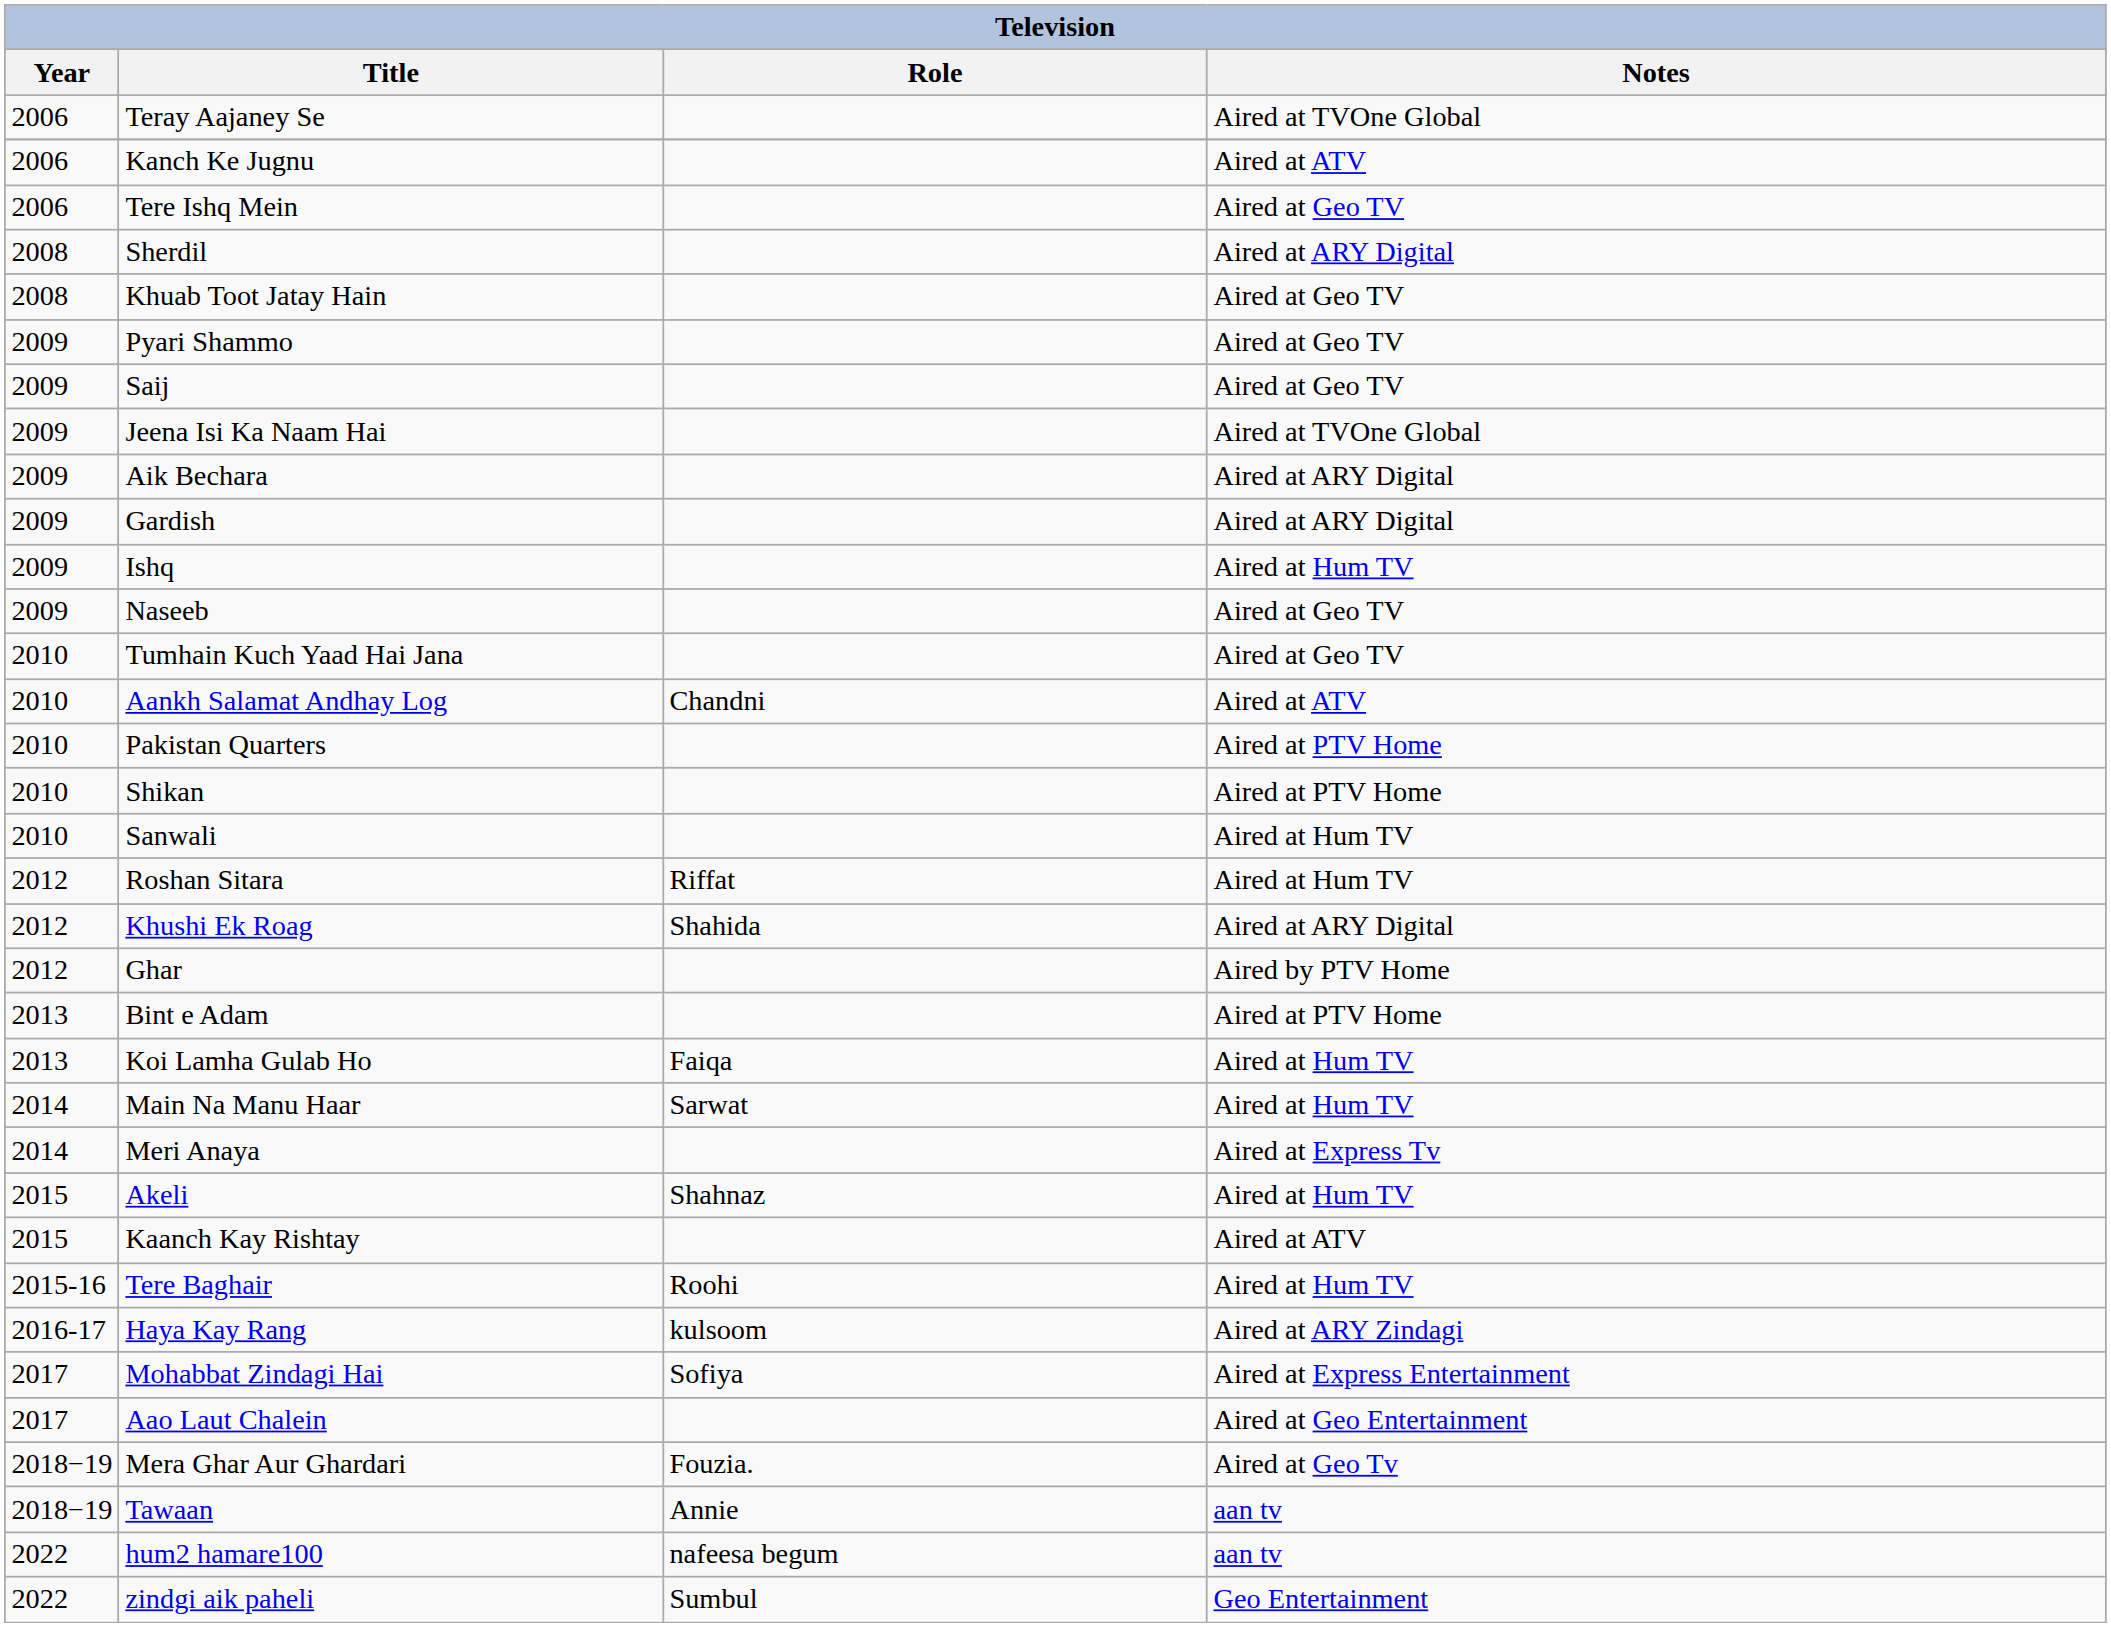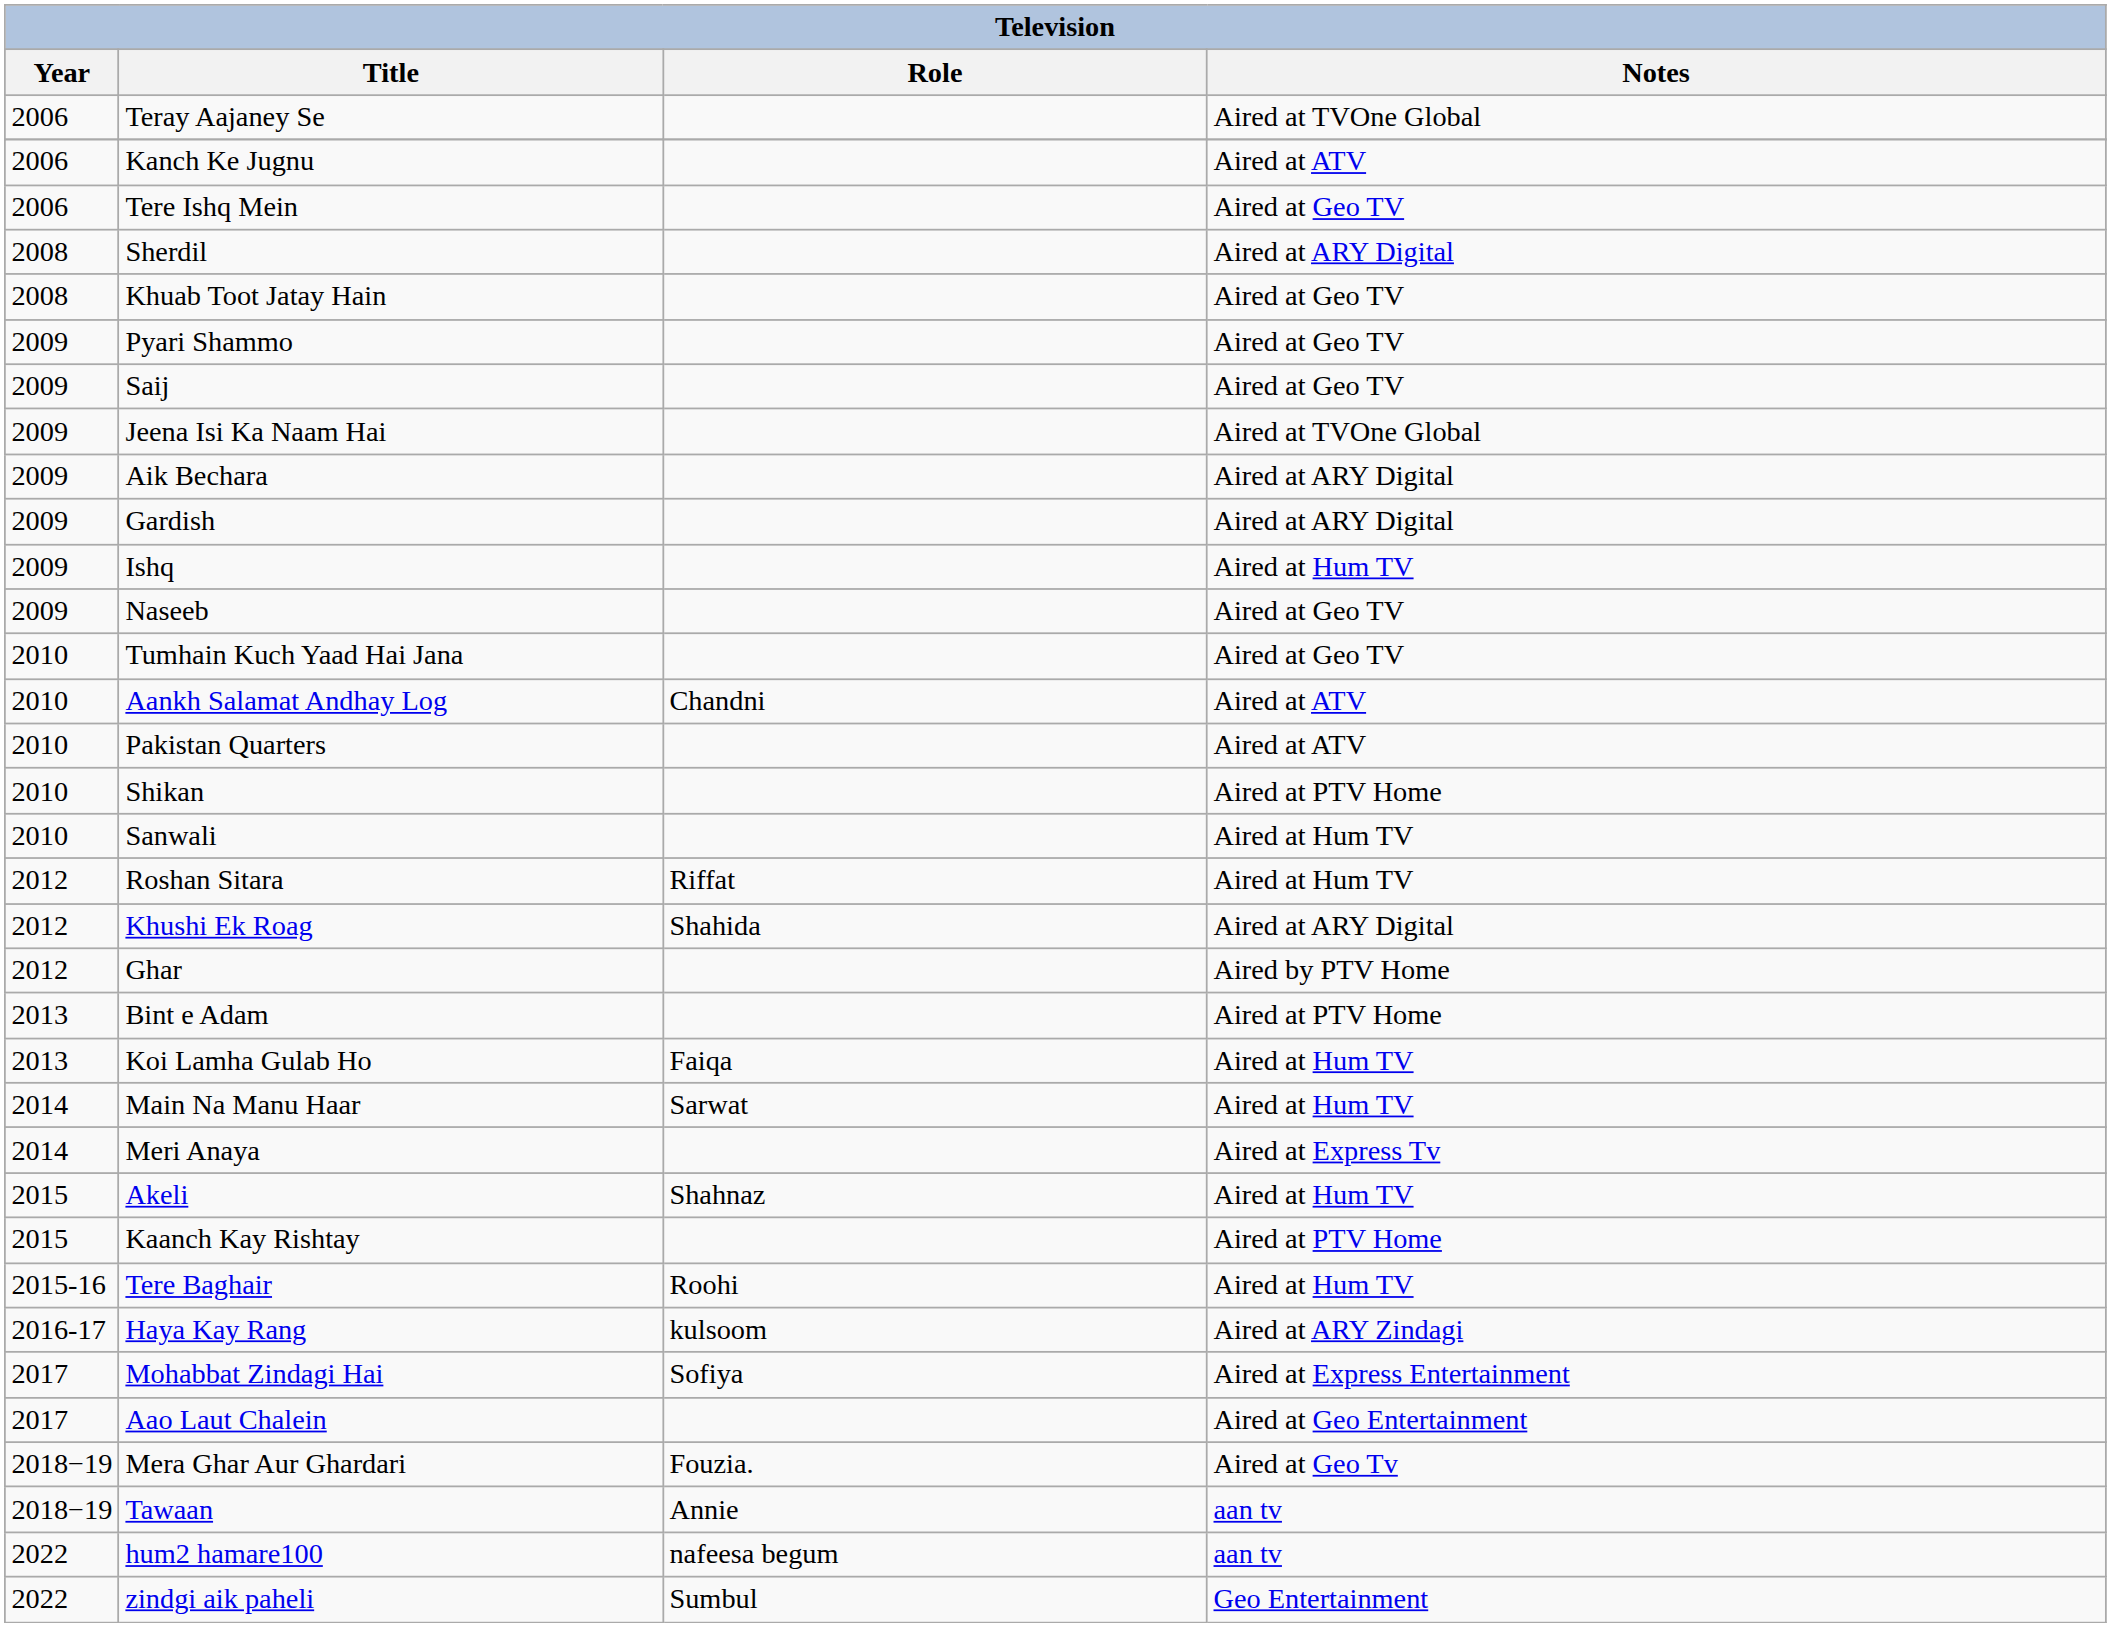(1328, 745) Aired at PTV Home -> (1290, 745) Aired at ATV
(1290, 1239) Aired at ATV -> (1328, 1239) Aired at PTV Home
